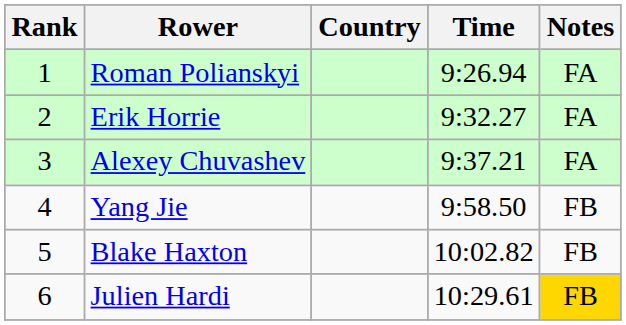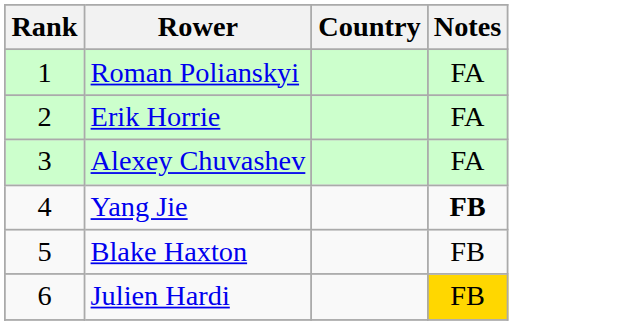- column: (484, 26)
(580, 206) normal -> (468, 206) bold
